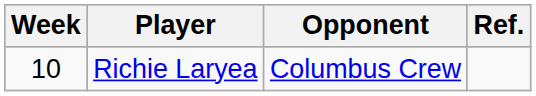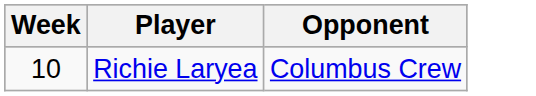- column: (499, 25)
